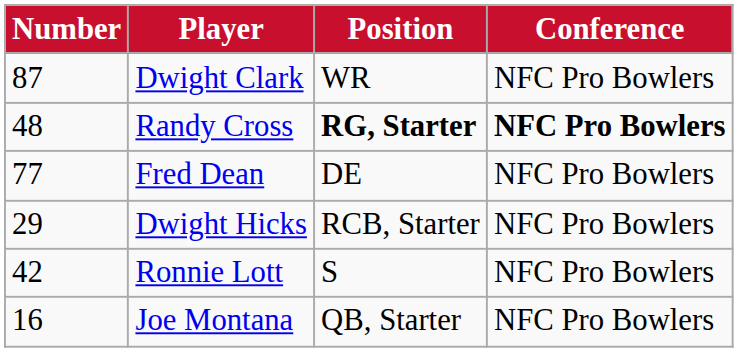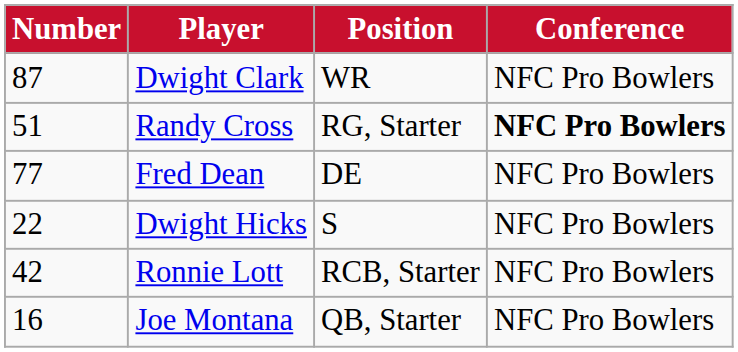(27, 126) 48 -> (27, 126) 51
(399, 126) bold -> (391, 126) normal
(27, 223) 29 -> (27, 223) 22
(400, 223) RCB, Starter -> (330, 223) S
(330, 272) S -> (400, 272) RCB, Starter
